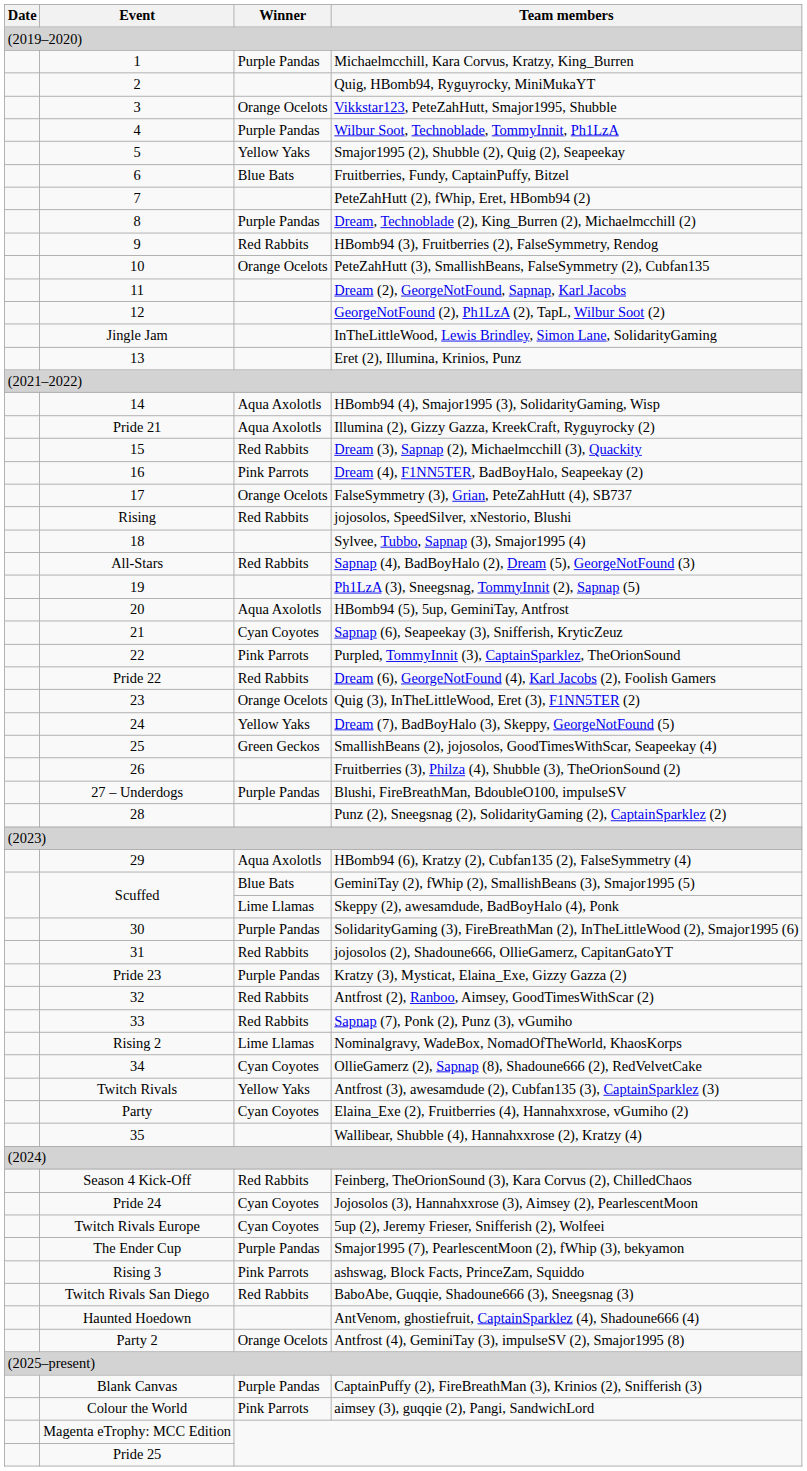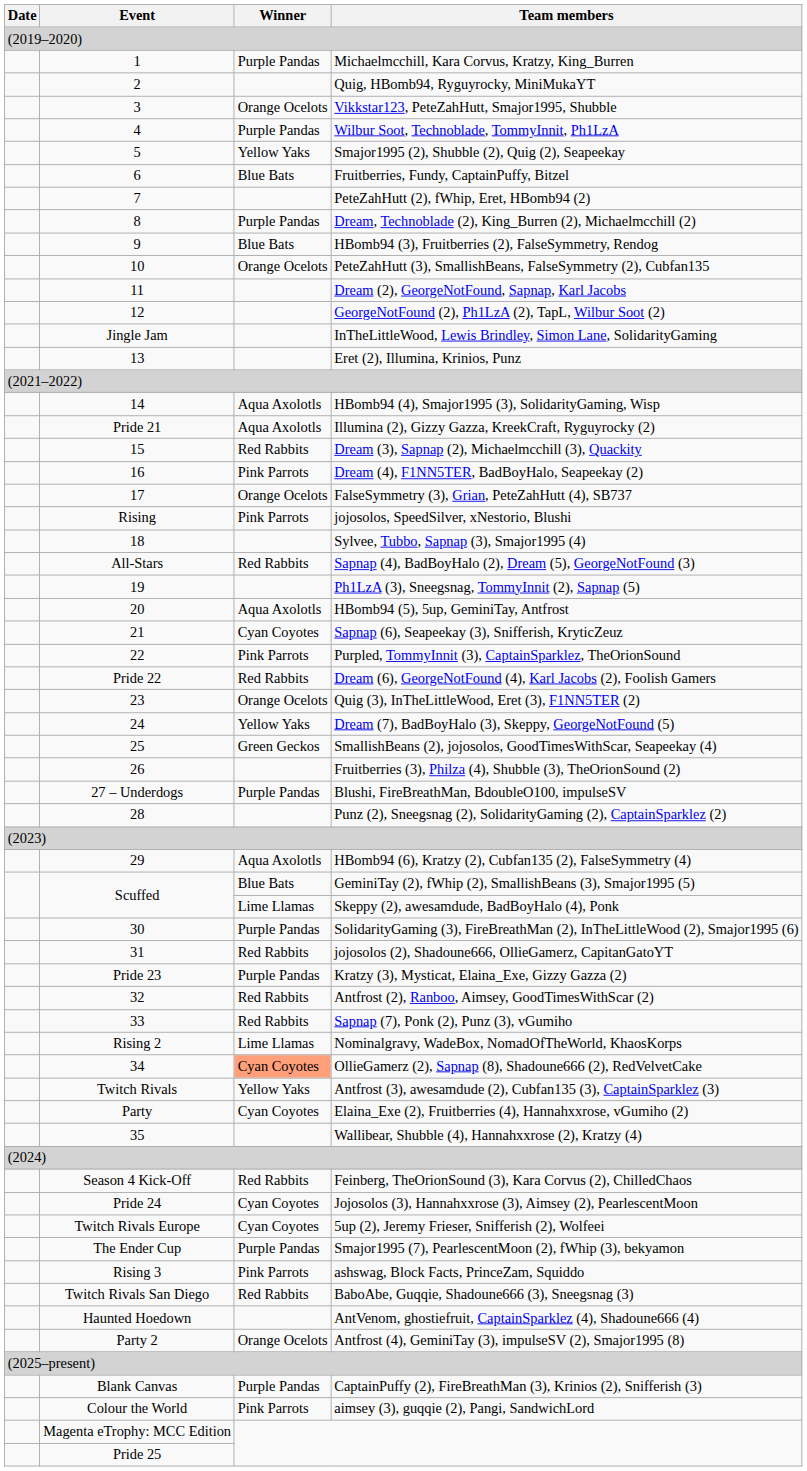(273, 244) Red Rabbits -> (266, 244) Blue Bats
(273, 518) Red Rabbits -> (273, 518) Pink Parrots
(278, 1066) no background -> (278, 1066) lightsalmon background
